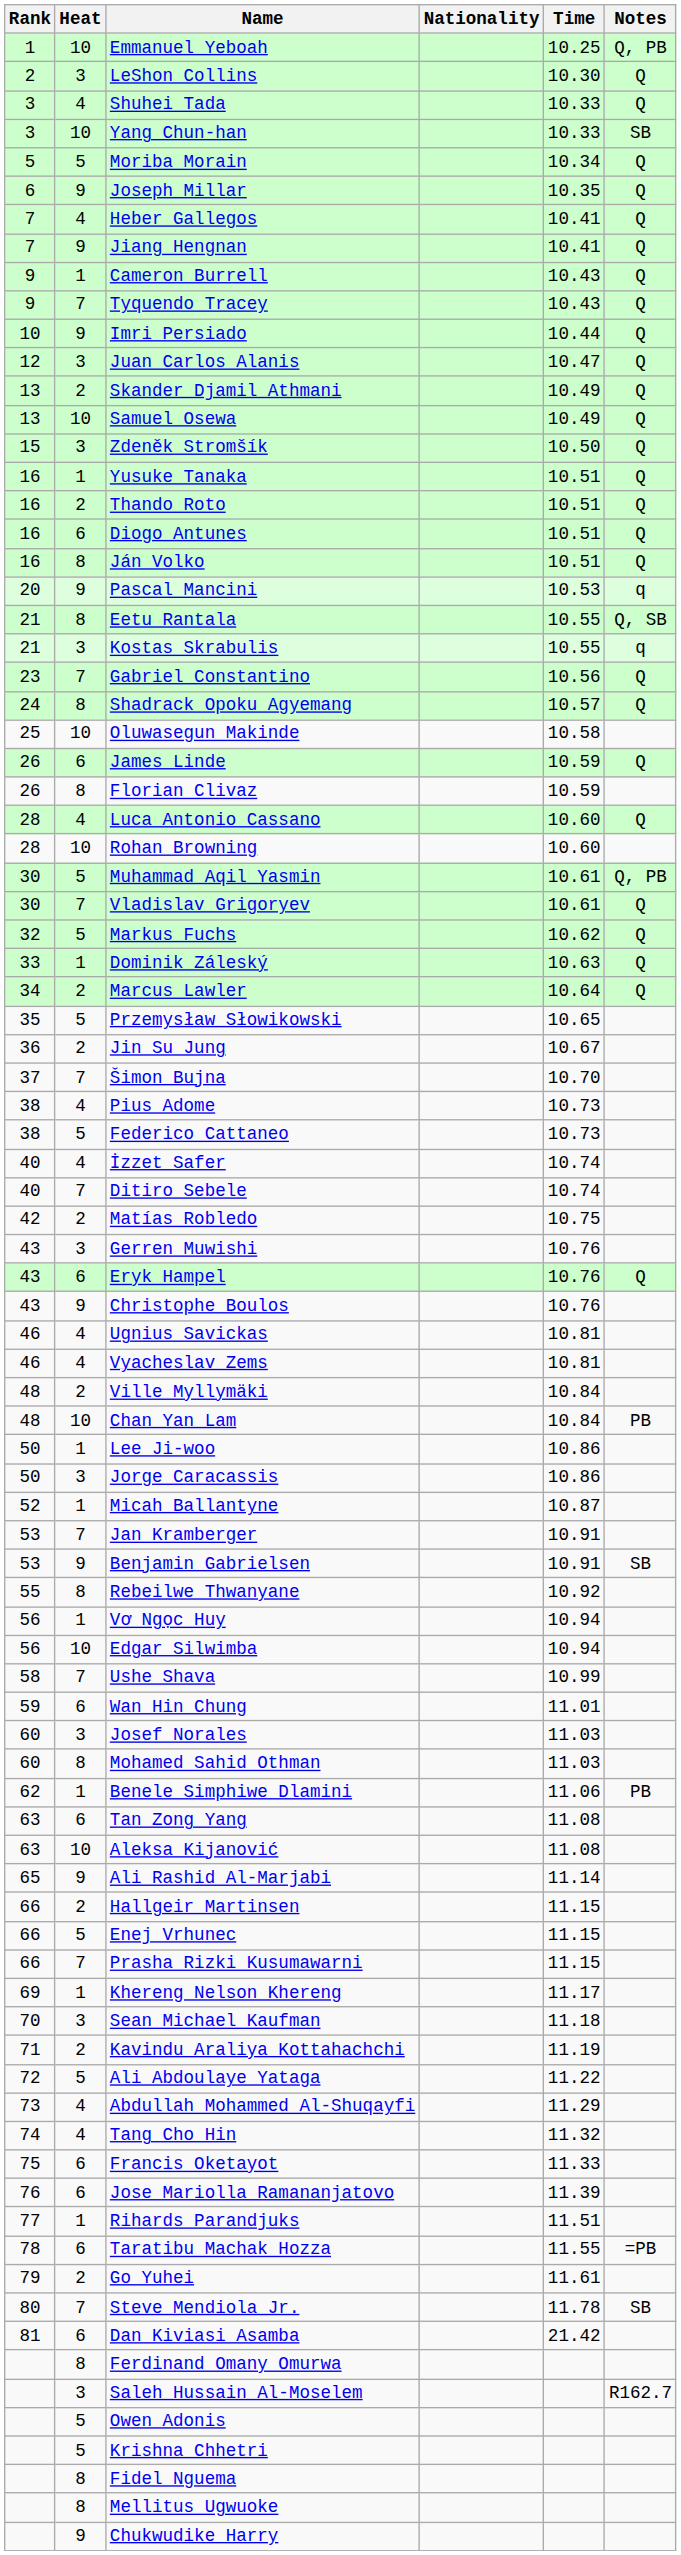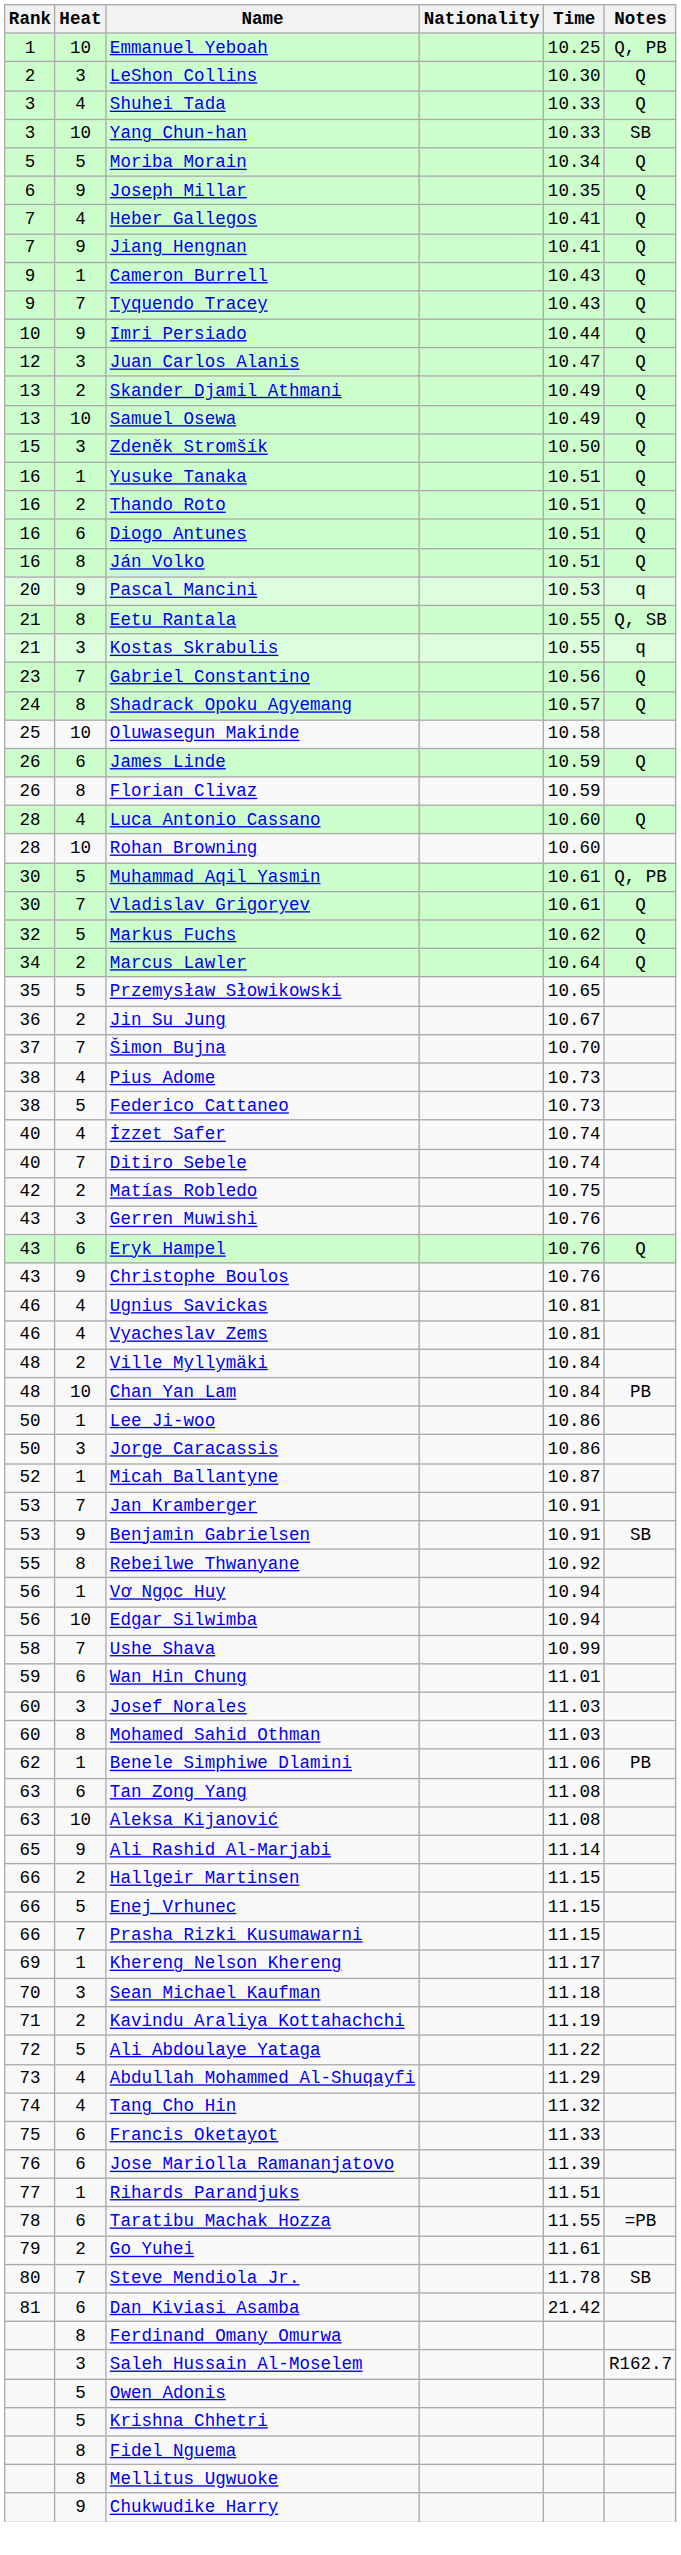- row: (189, 963)
